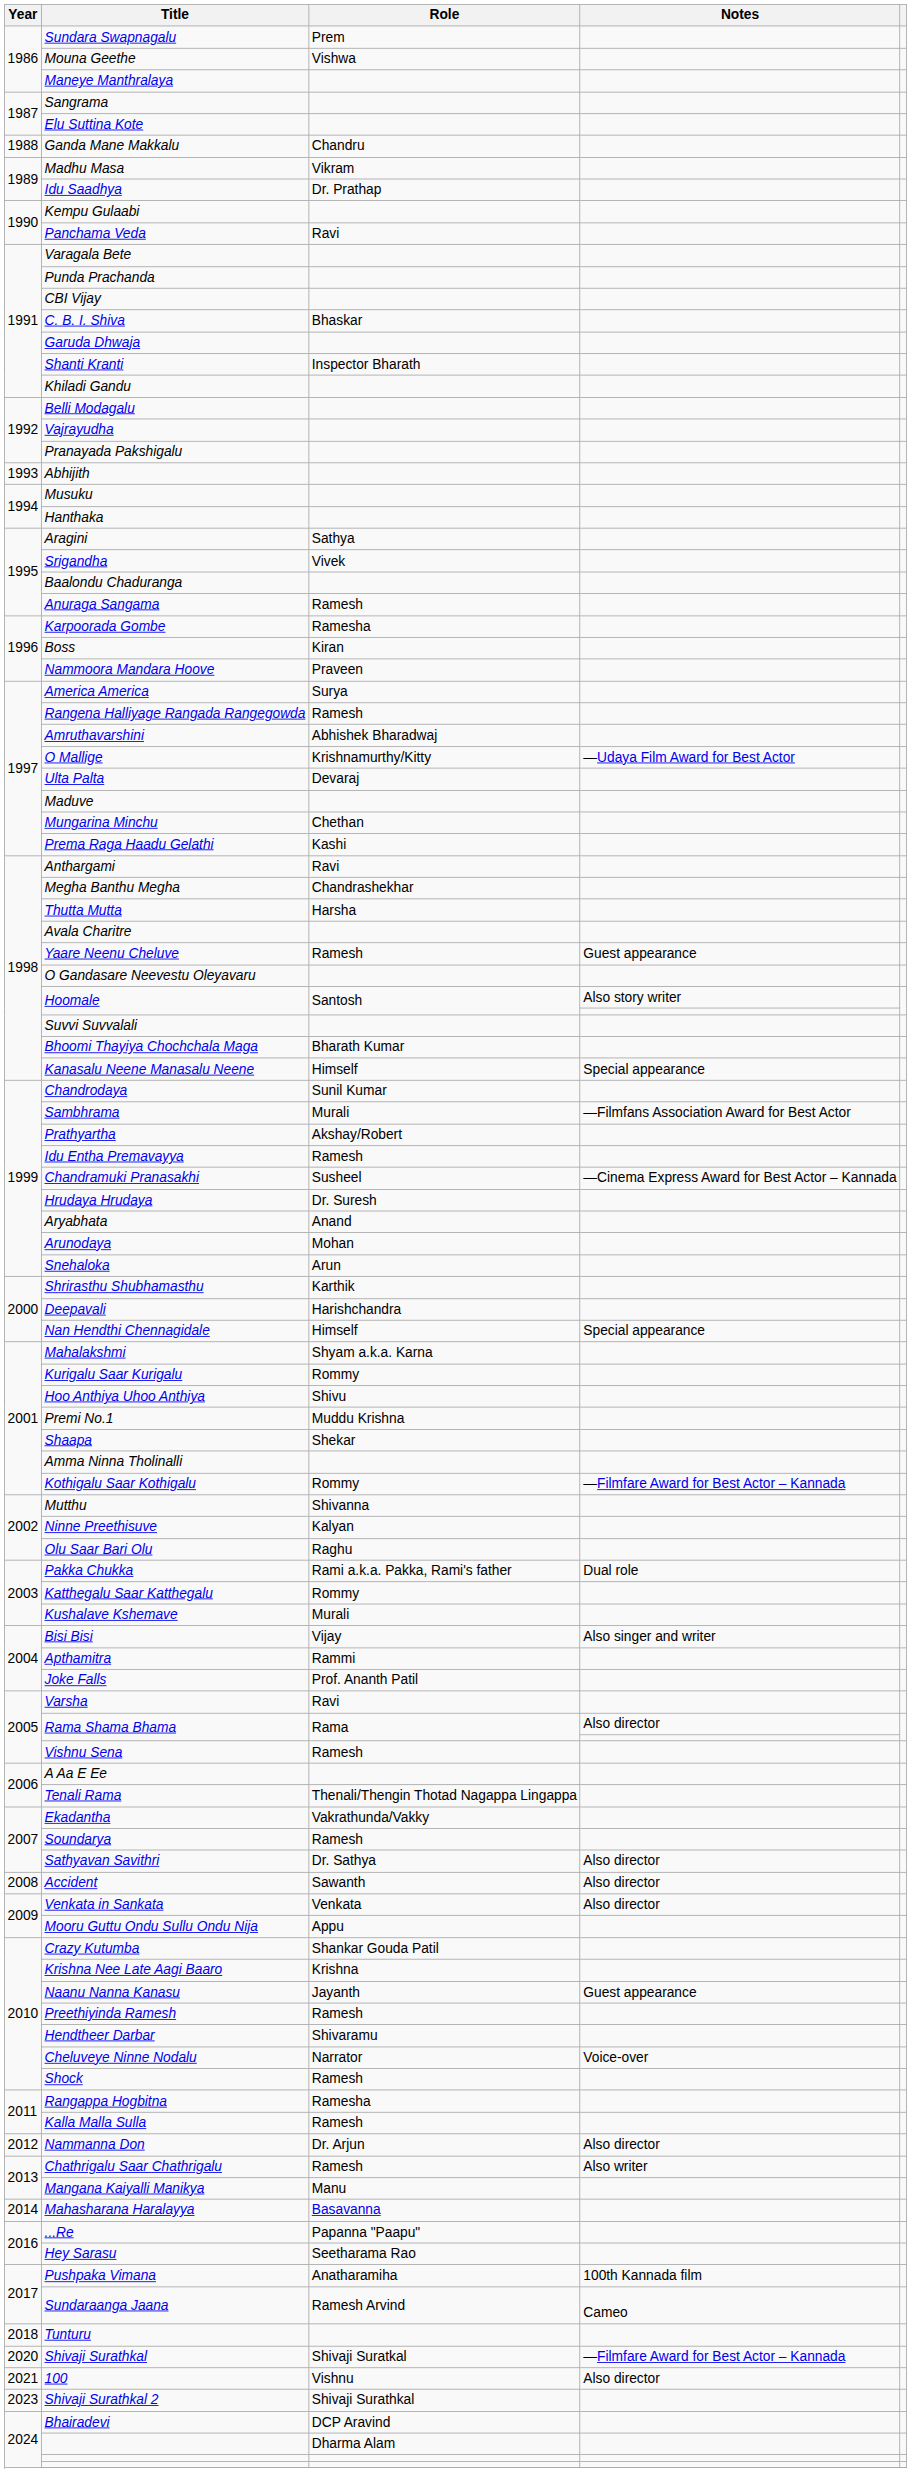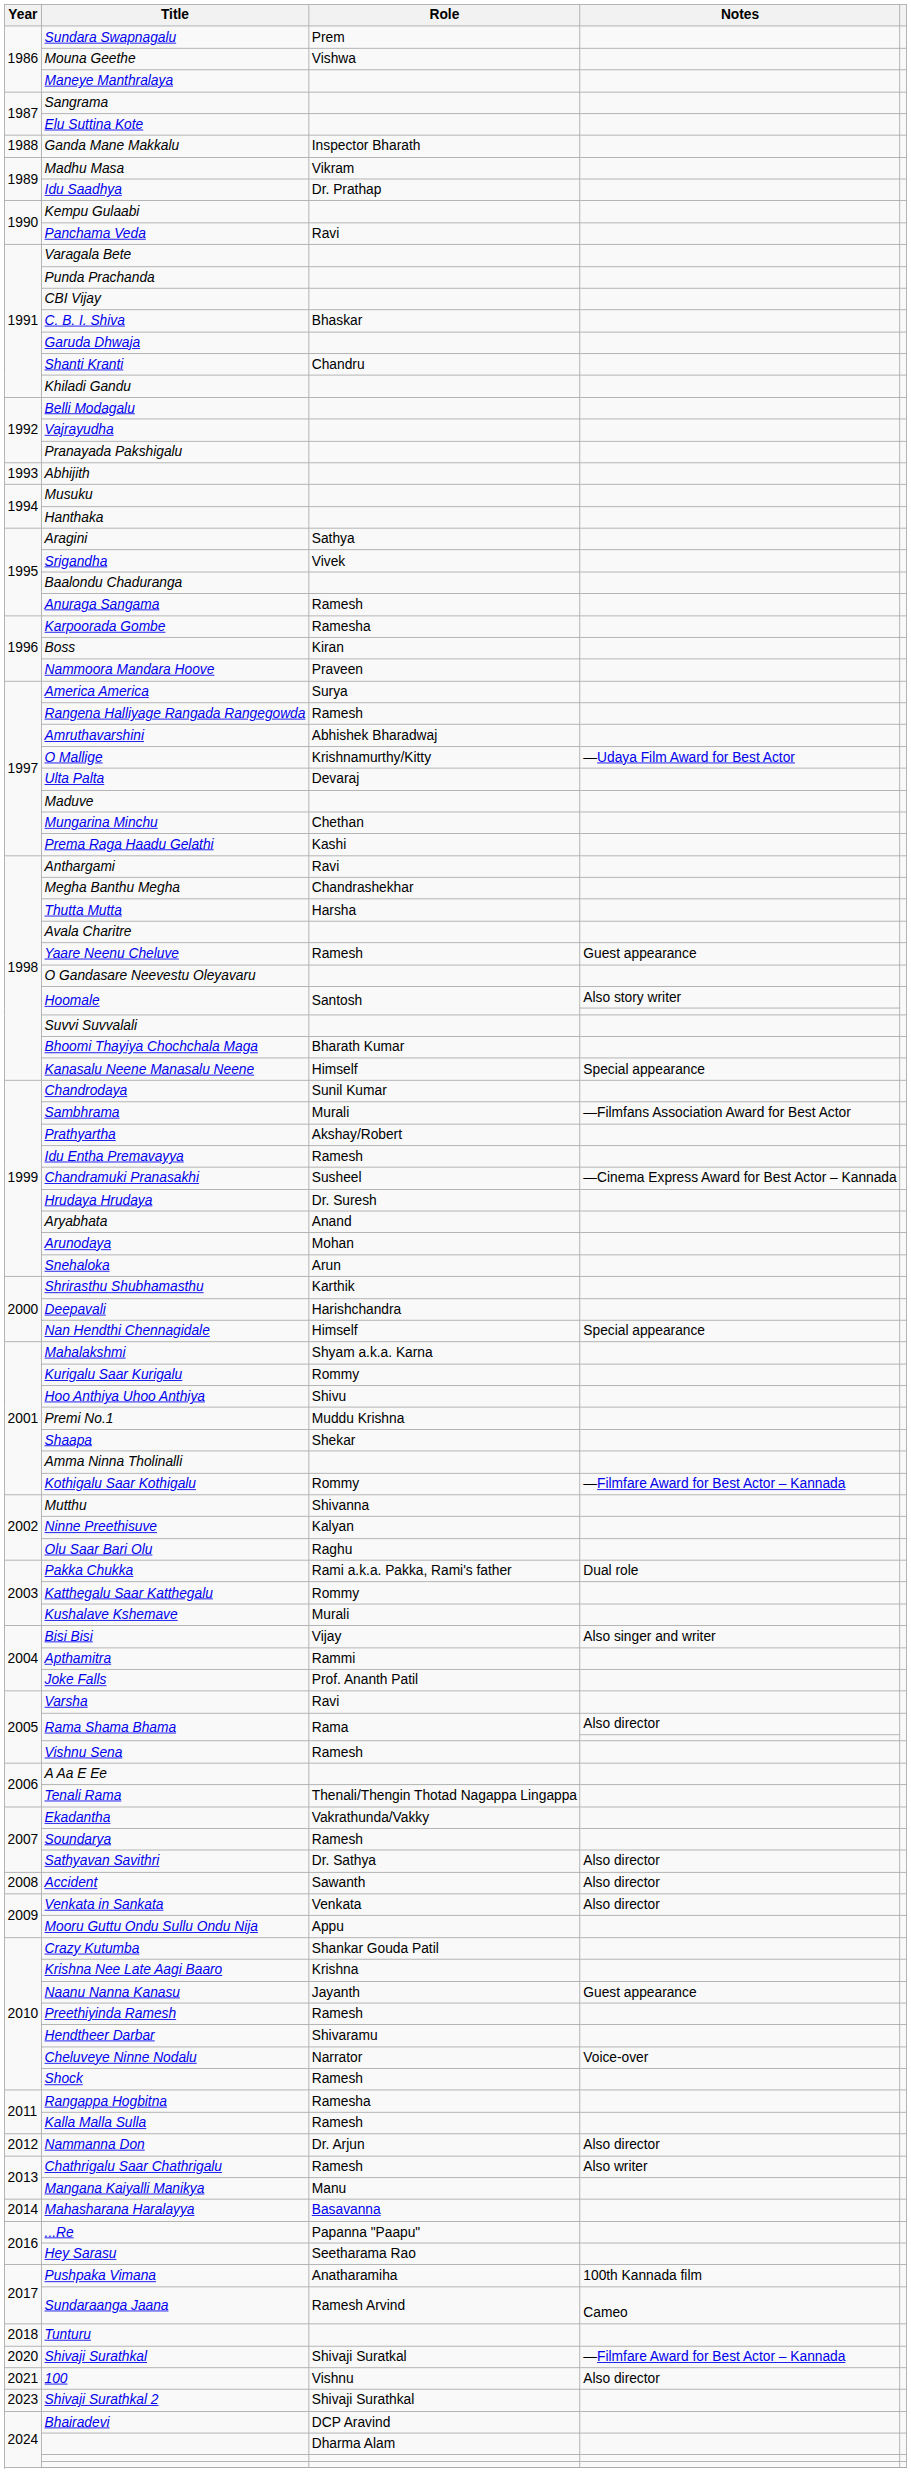(338, 146) Chandru -> (366, 146) Inspector Bharath
(366, 364) Inspector Bharath -> (338, 364) Chandru
